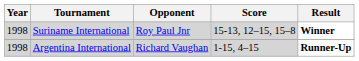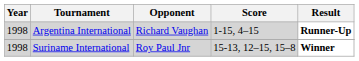rows swapped: (81, 30) <-> (82, 48)
